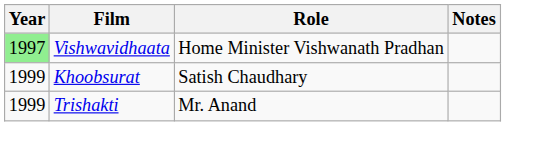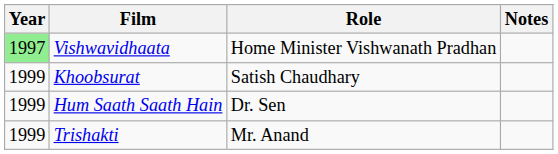+ row: (138, 105)
